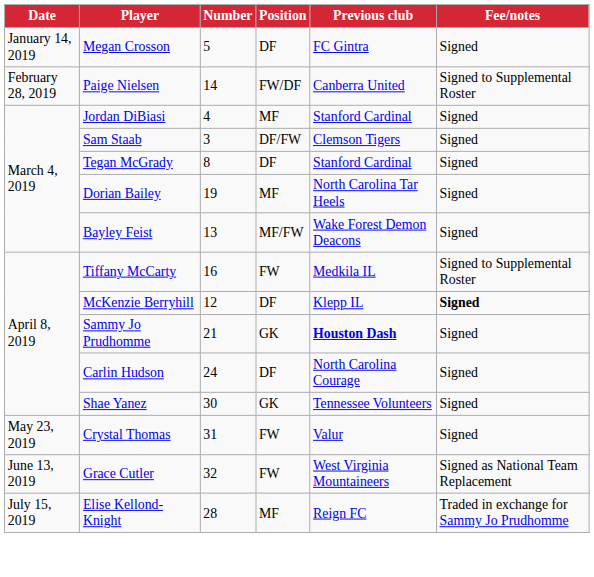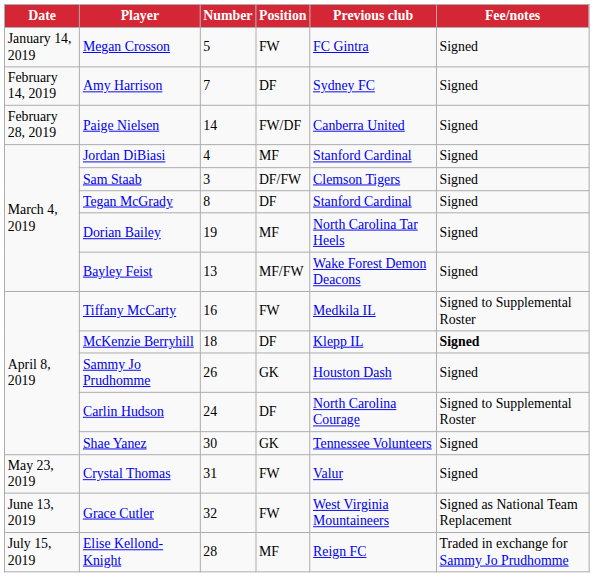(268, 47) DF -> (269, 47) FW
+ row: (123, 86)
(506, 86) Signed to Supplemental Roster -> (459, 125) Signed
(210, 303) 12 -> (210, 342) 18
(210, 334) 21 -> (210, 373) 26
(355, 334) bold -> (352, 373) normal
(459, 373) Signed -> (506, 412) Signed to Supplemental Roster
